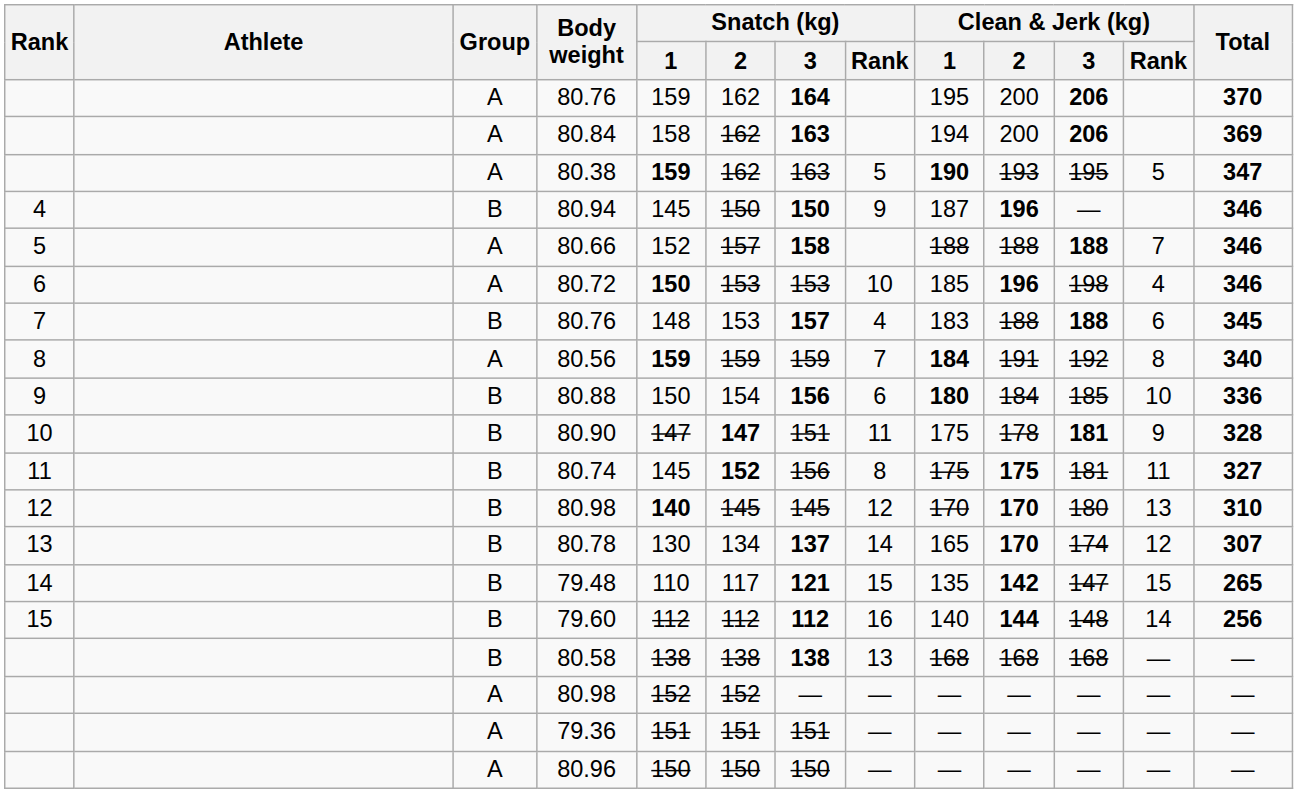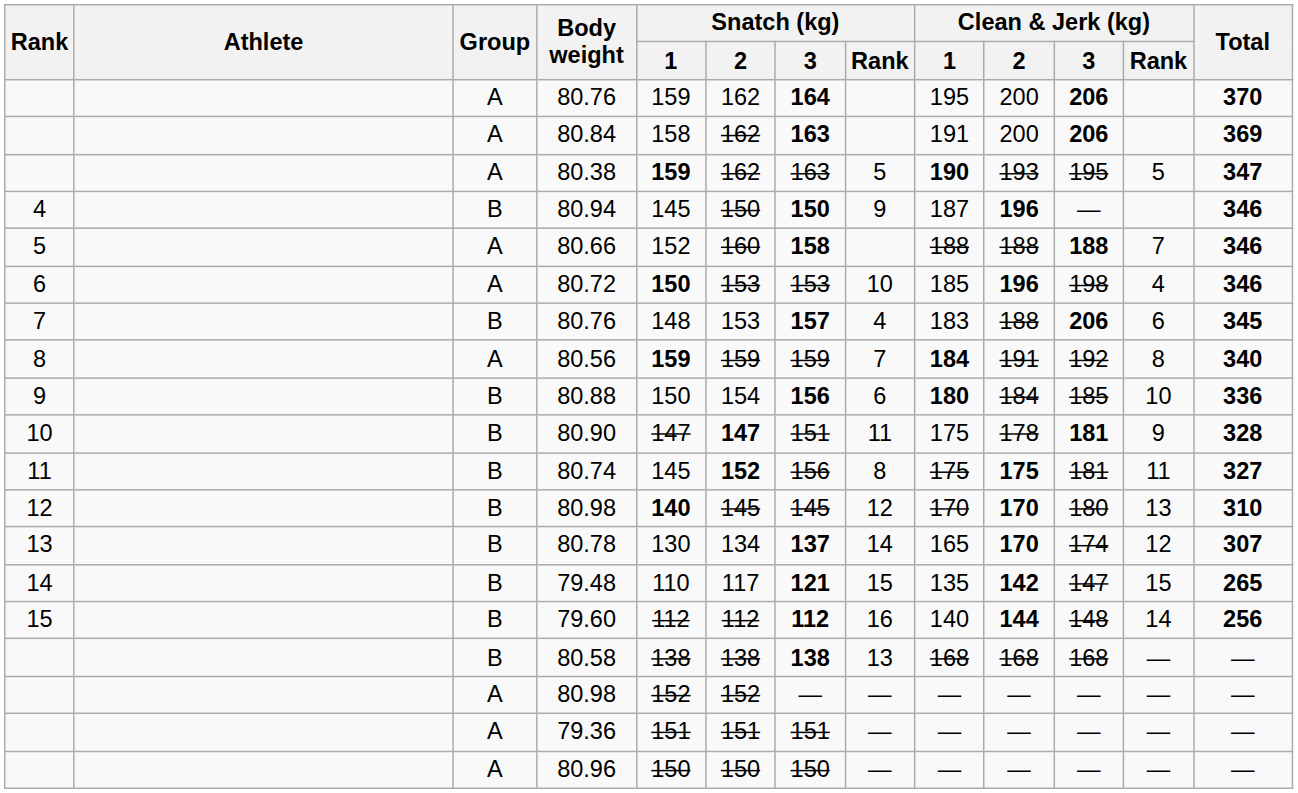(949, 135) 194 -> (949, 135) 191
(741, 246) 157 -> (741, 246) 160
(1089, 321) 188 -> (1089, 321) 206
